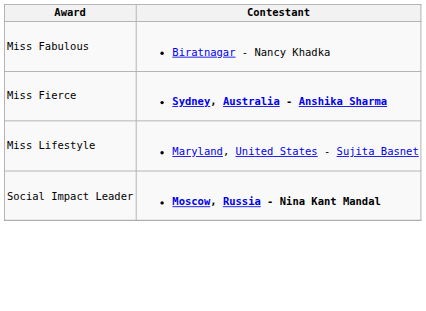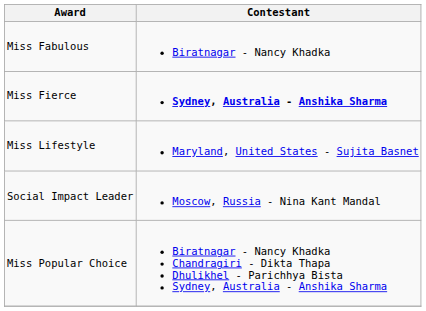(279, 202) bold -> (279, 202) normal
+ row: (67, 264)
